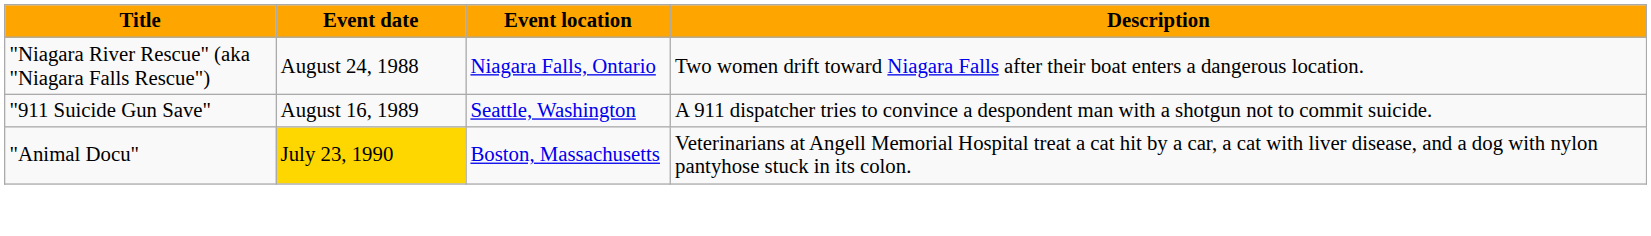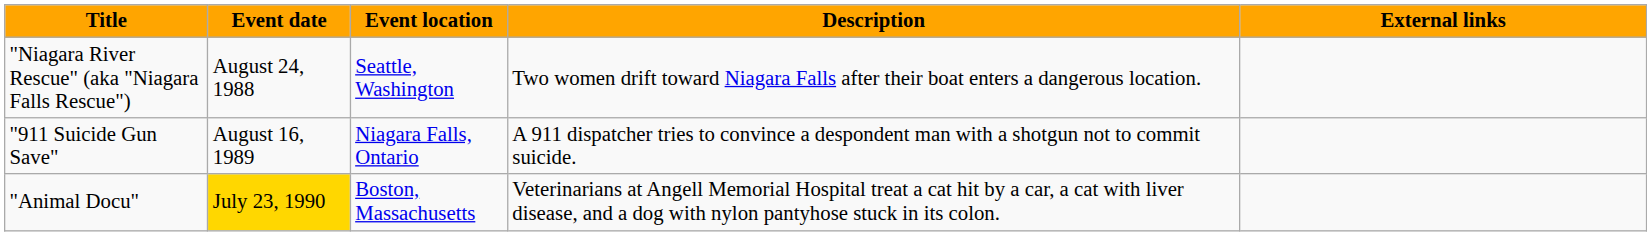+ column: (1443, 20)
(563, 65) Niagara Falls, Ontario -> (405, 77) Seattle, Washington
(553, 110) Seattle, Washington -> (413, 145) Niagara Falls, Ontario
